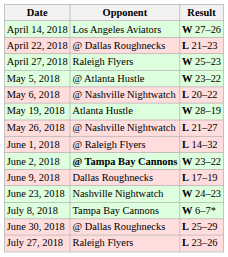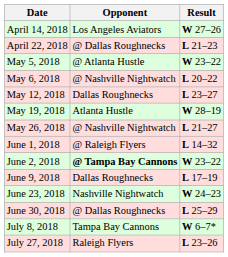- row: (37, 62)
+ row: (36, 95)
rows swapped: (36, 227) <-> (32, 210)
